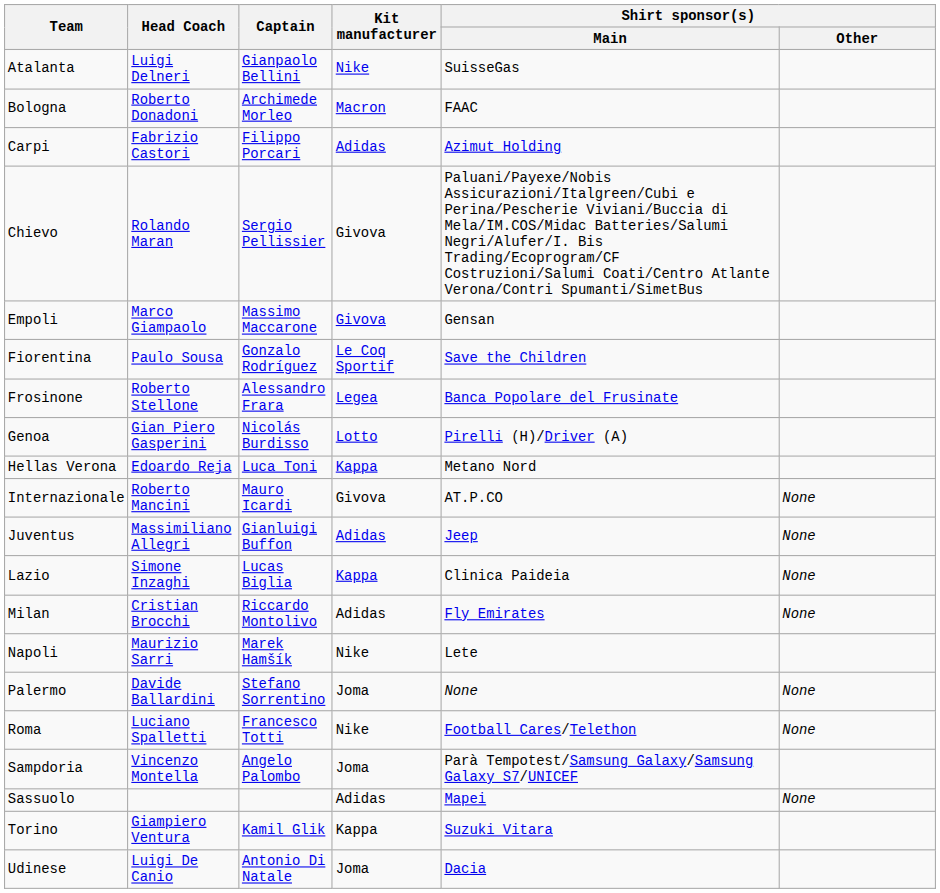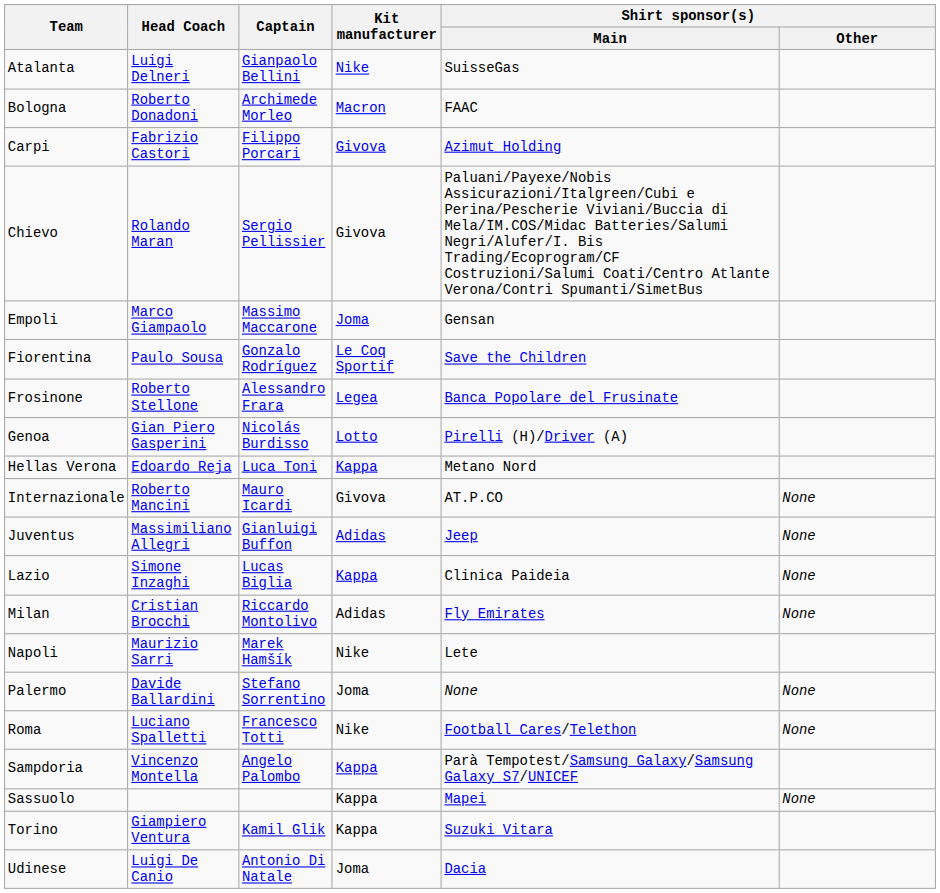(361, 147) Adidas -> (361, 147) Givova
(361, 320) Givova -> (352, 320) Joma
(352, 769) Joma -> (357, 769) Kappa
(361, 800) Adidas -> (357, 800) Kappa
